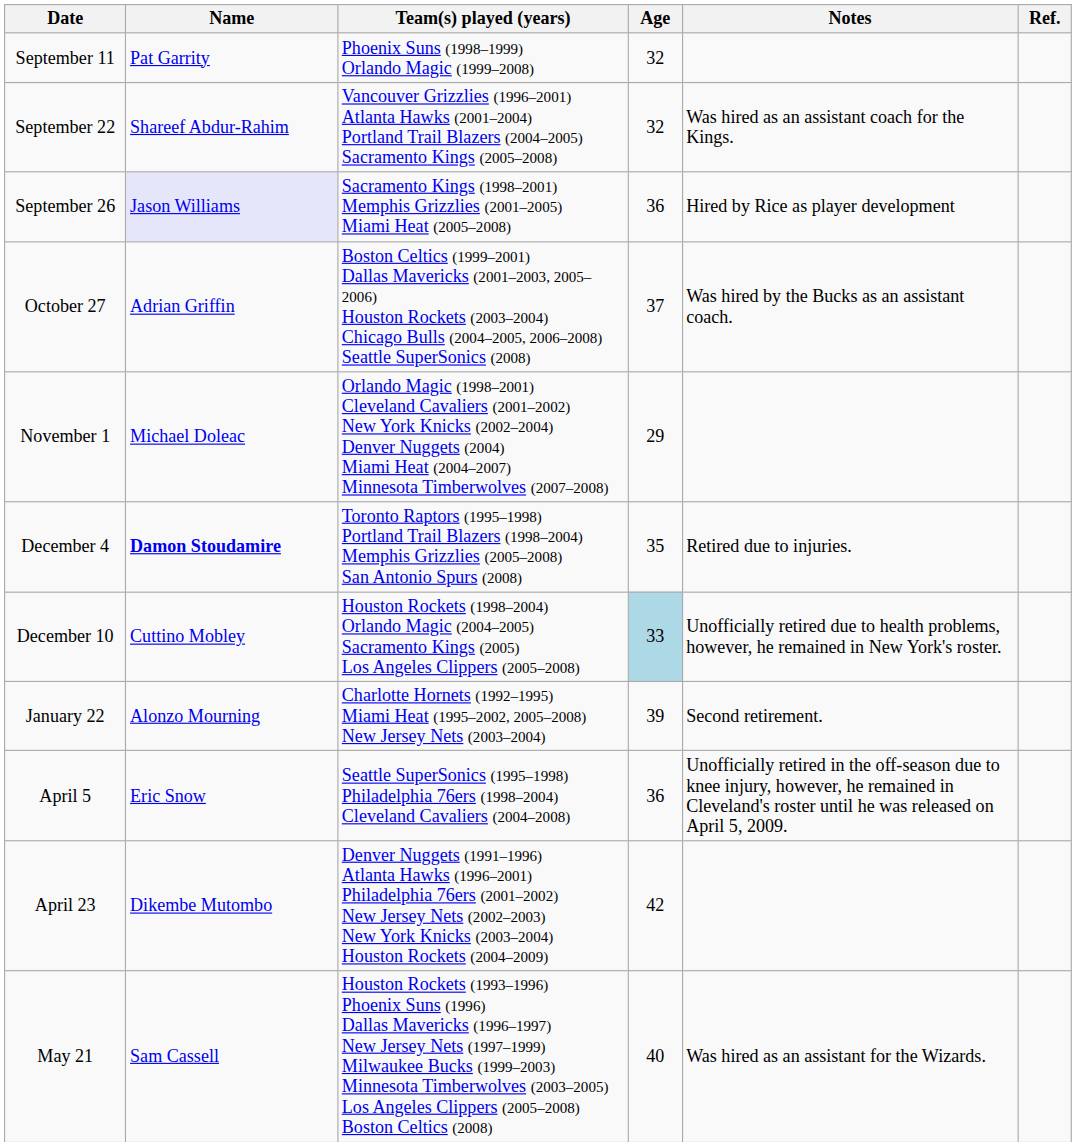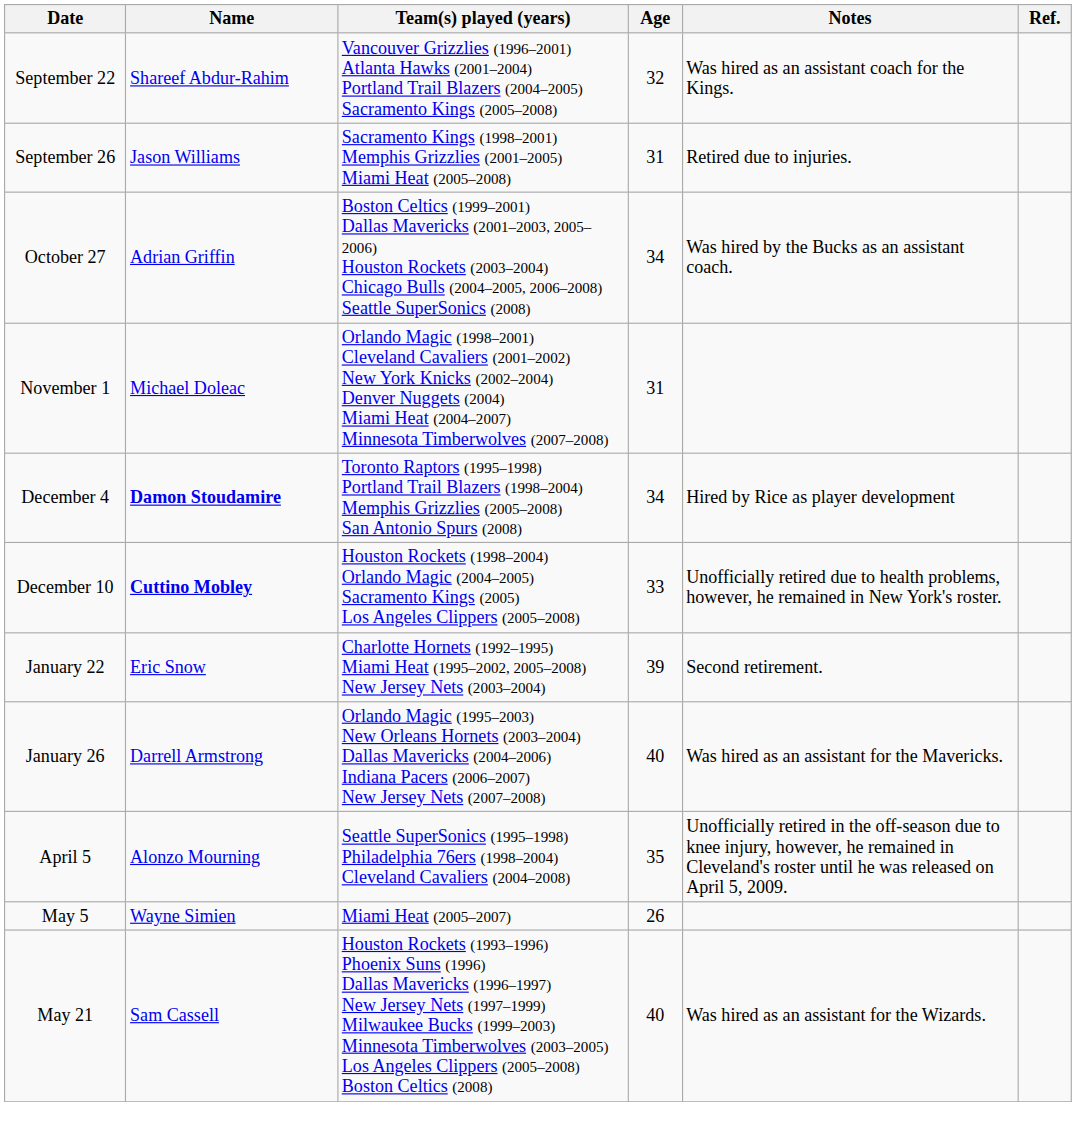- row: (65, 57)
(185, 206) lavender background -> (185, 157) no background
(655, 206) 36 -> (655, 157) 31
(820, 206) Hired by Rice as player development -> (769, 157) Retired due to injuries.
(655, 306) 37 -> (655, 257) 34
(655, 436) 29 -> (655, 387) 31
(655, 546) 35 -> (655, 497) 34
(769, 546) Retired due to injuries. -> (820, 497) Hired by Rice as player development
(188, 636) normal -> (191, 587) bold
(655, 636) lightblue background -> (655, 587) no background
(195, 716) Alonzo Mourning -> (168, 667) Eric Snow
+ row: (65, 756)
(168, 795) Eric Snow -> (195, 856) Alonzo Mourning
(655, 795) 36 -> (655, 856) 35
- row: (65, 905)
+ row: (65, 915)
